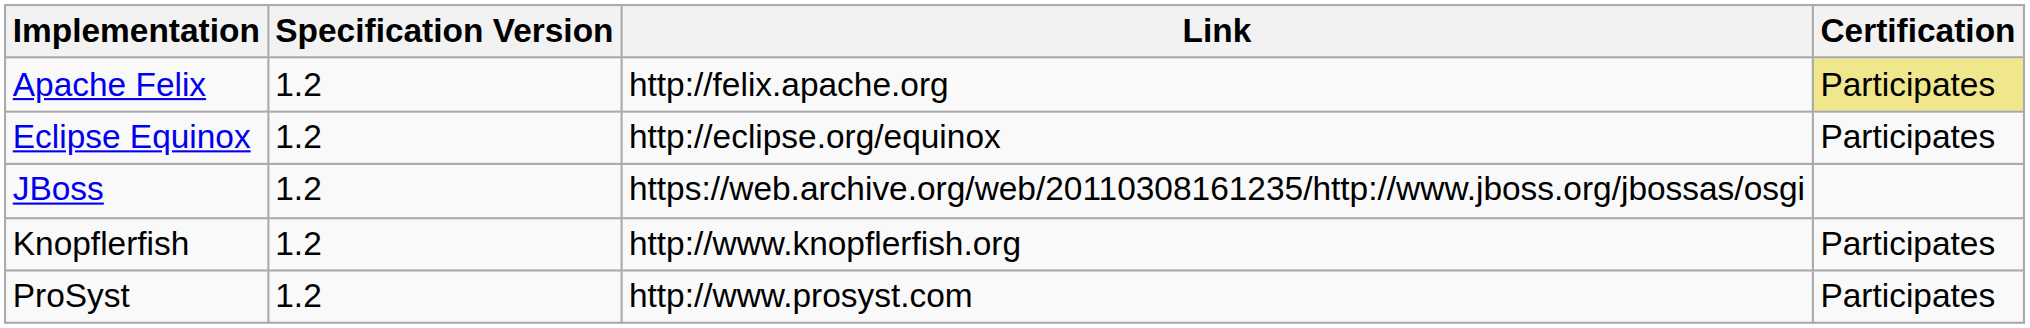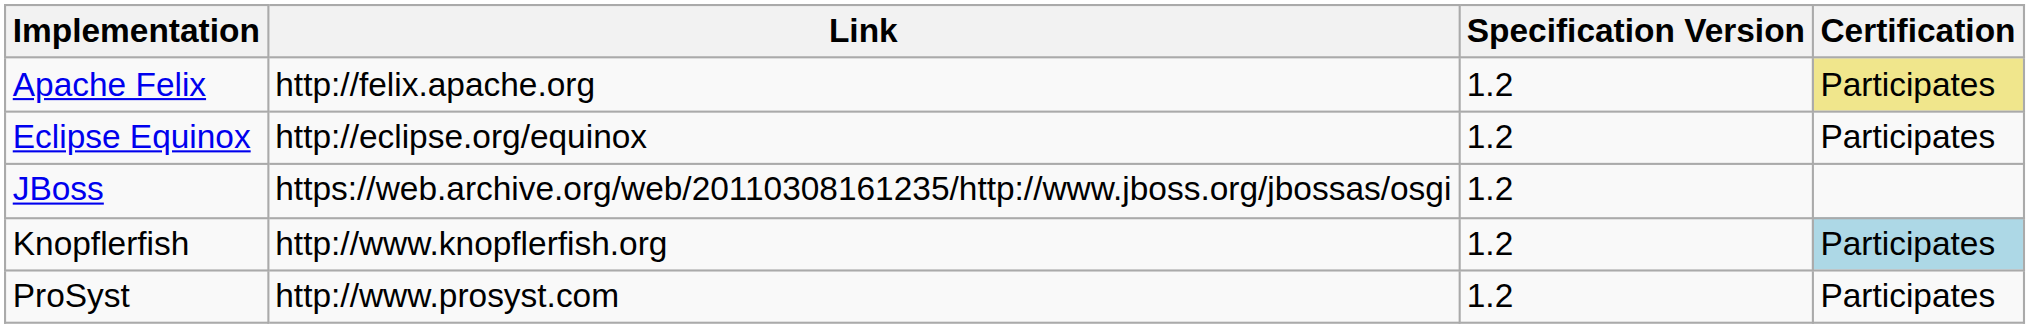columns swapped: (444, 31) <-> (1217, 31)
(1908, 243) no background -> (1908, 243) lightblue background
